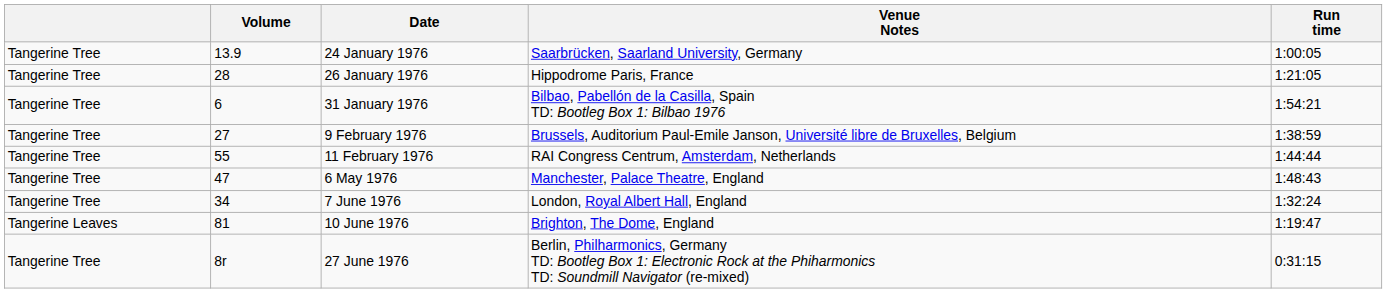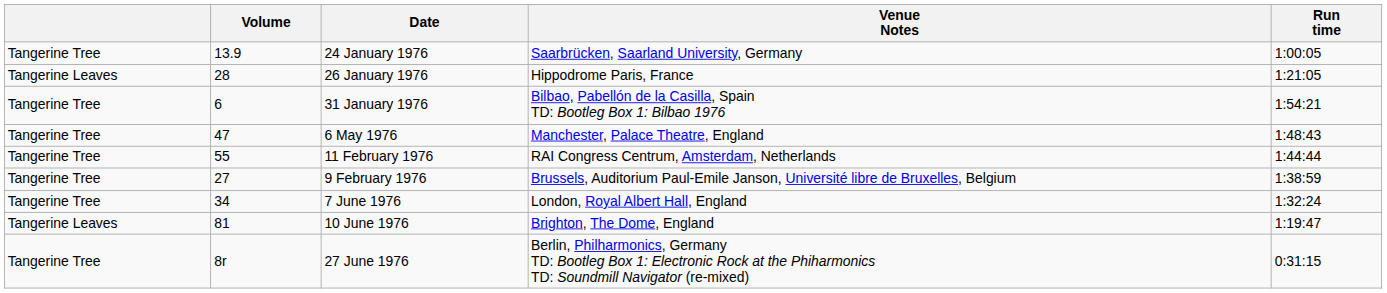(54, 75) Tangerine Tree -> (63, 75) Tangerine Leaves
rows swapped: (375, 135) <-> (361, 179)
